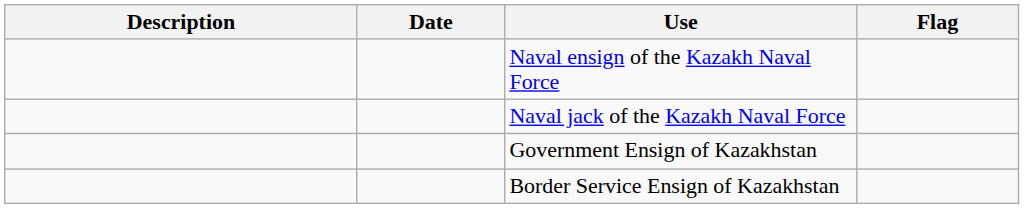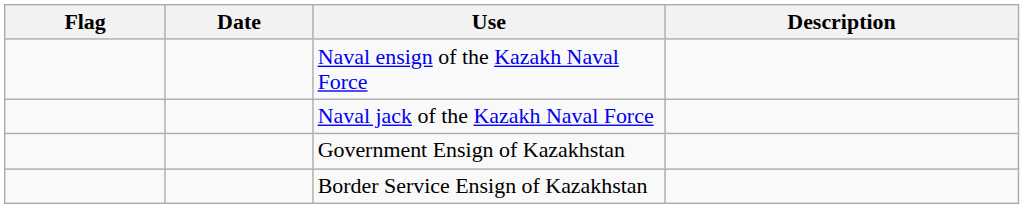columns swapped: (937, 21) <-> (181, 21)
